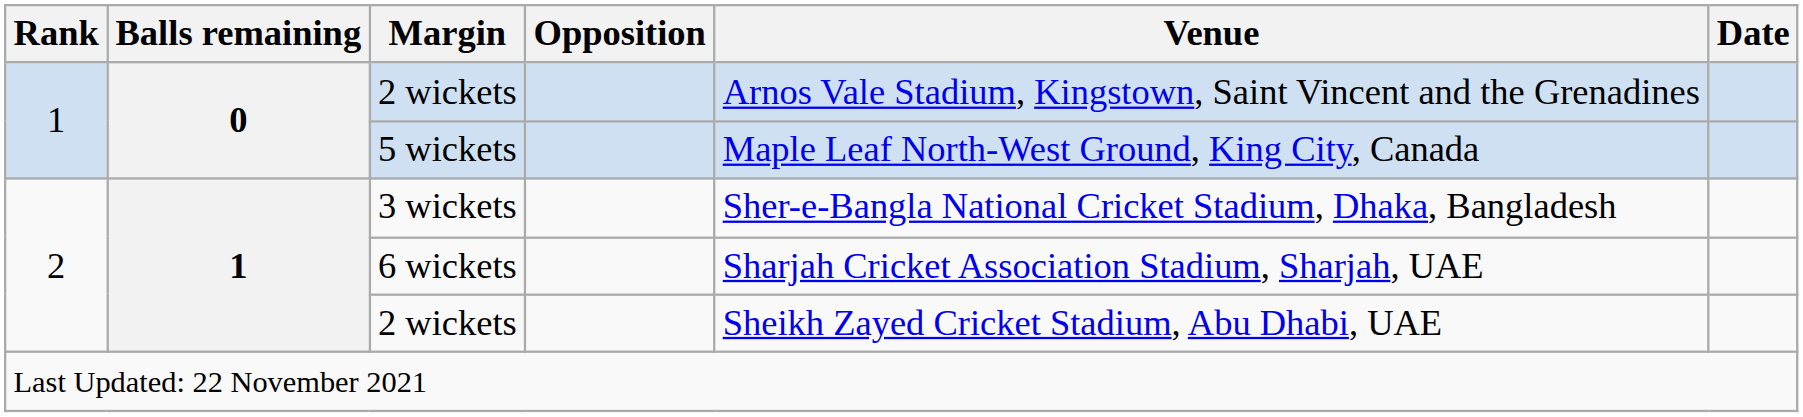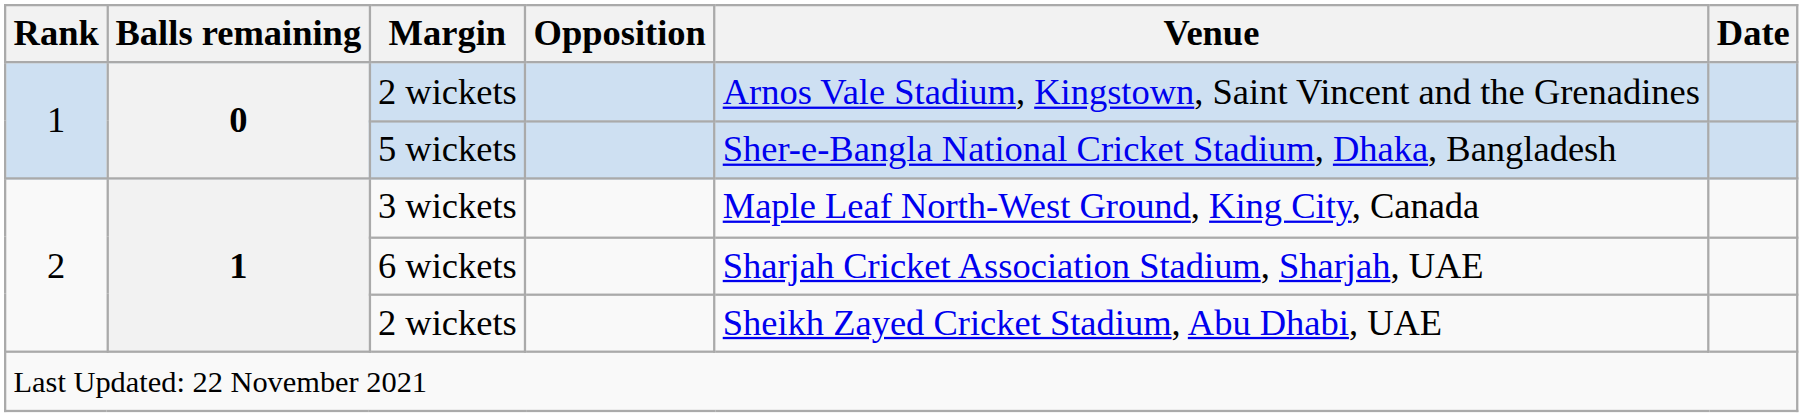(1101, 149) Maple Leaf North-West Ground, King City, Canada -> (1170, 149) Sher-e-Bangla National Cricket Stadium, Dhaka, Bangladesh
(1170, 206) Sher-e-Bangla National Cricket Stadium, Dhaka, Bangladesh -> (1101, 206) Maple Leaf North-West Ground, King City, Canada
